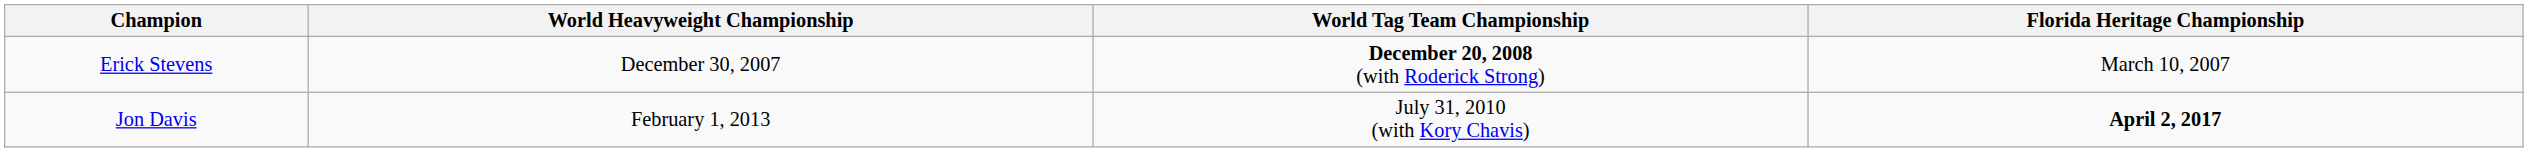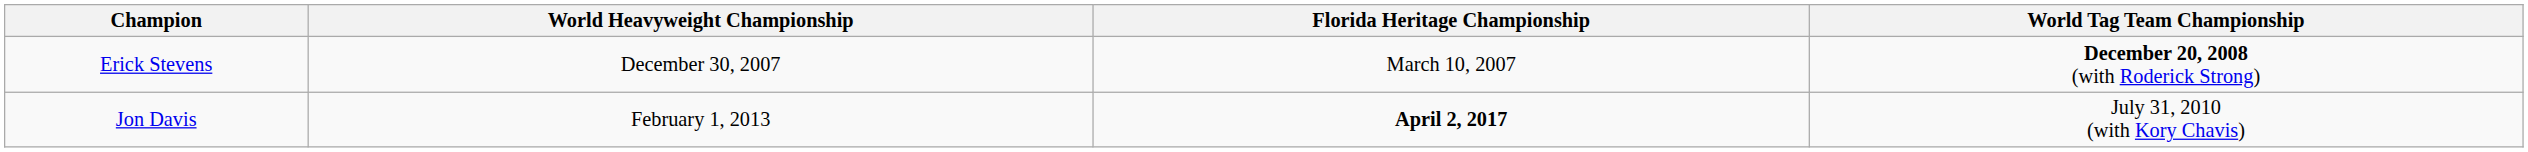columns swapped: (1451, 20) <-> (2165, 20)
